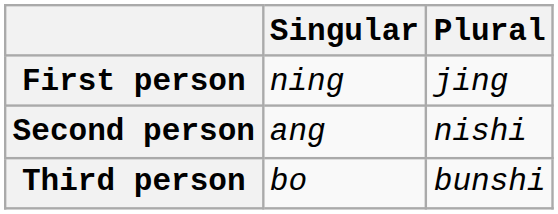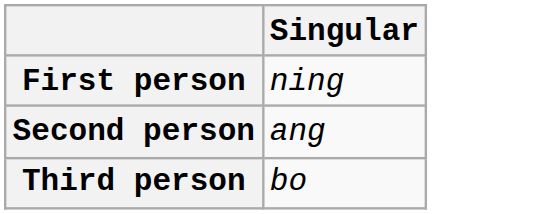- column: (490, 31)
